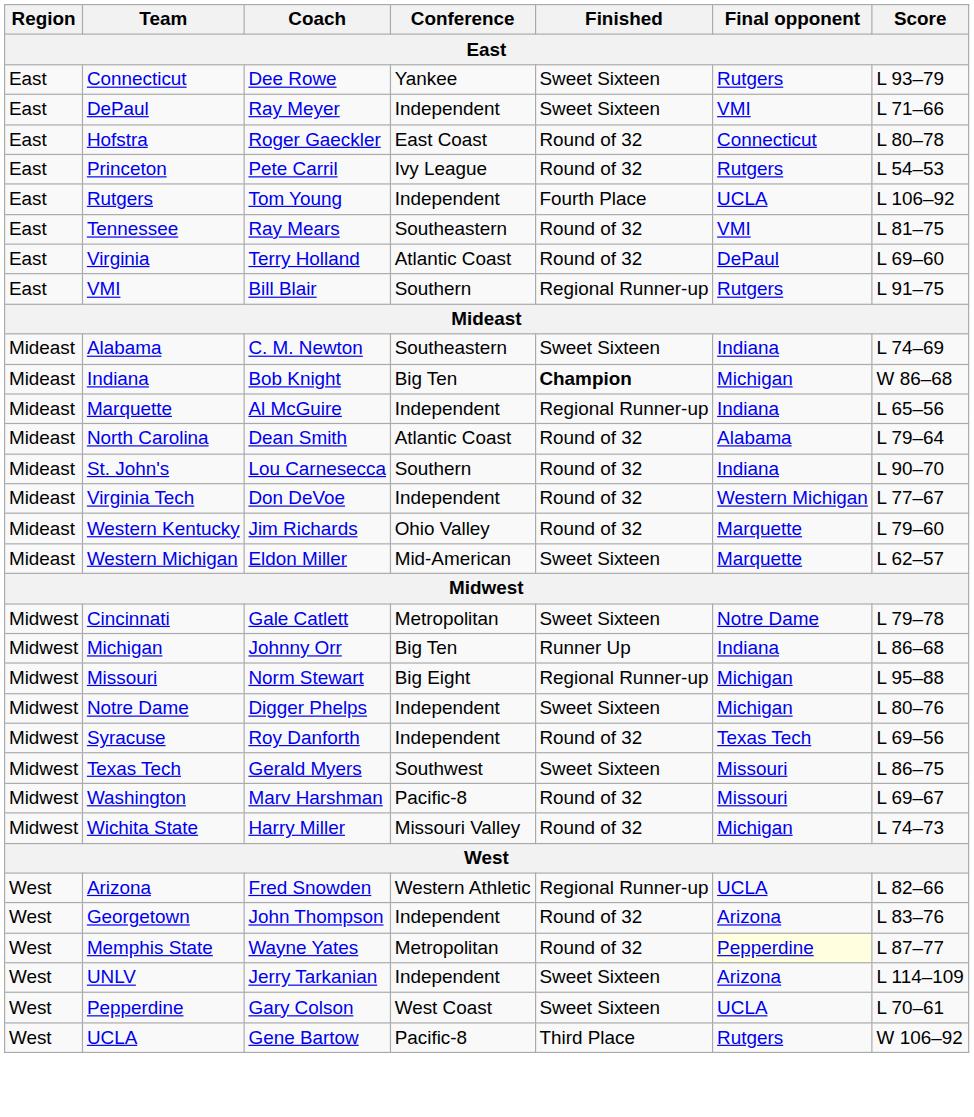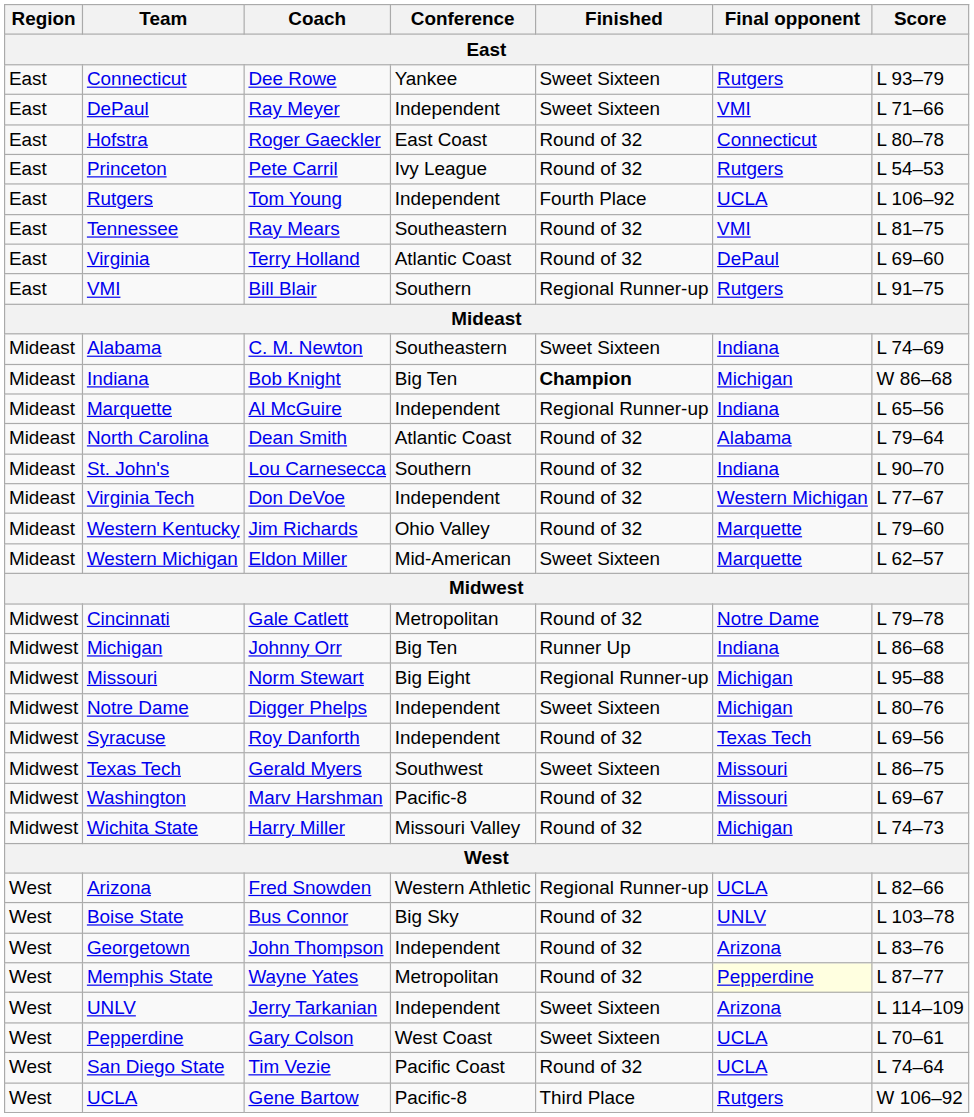(600, 618) Sweet Sixteen -> (591, 618) Round of 32
+ row: (135, 917)
+ row: (156, 1067)
